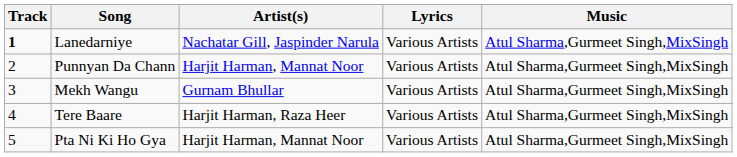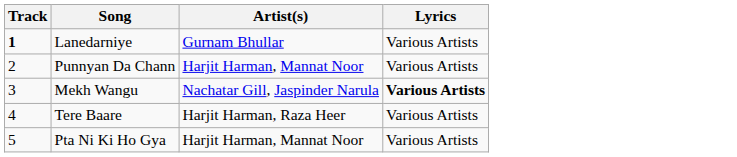- column: (607, 16)
(281, 41) Nachatar Gill, Jaspinder Narula -> (233, 41) Gurnam Bhullar
(233, 90) Gurnam Bhullar -> (281, 90) Nachatar Gill, Jaspinder Narula
(432, 90) normal -> (436, 90) bold
